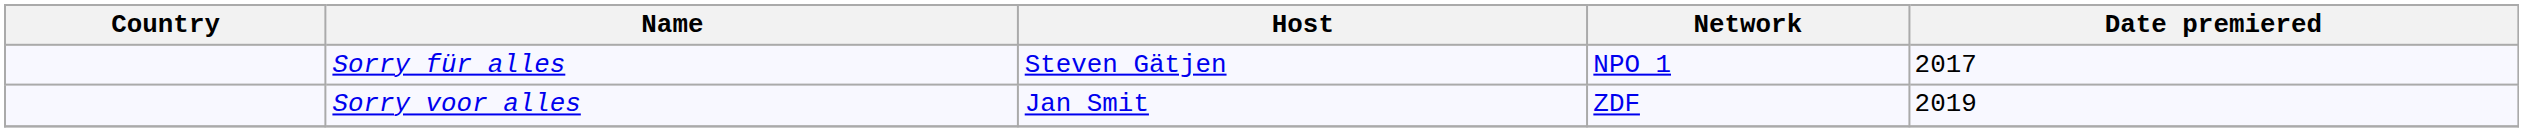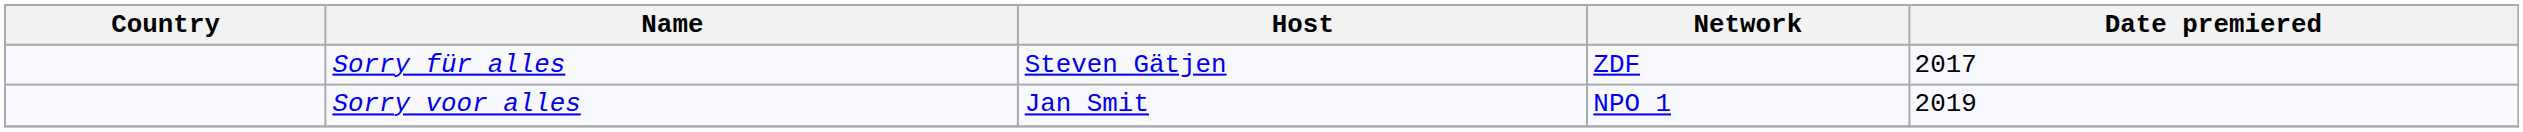(1632, 64) NPO 1 -> (1617, 64) ZDF
(1617, 104) ZDF -> (1632, 104) NPO 1
